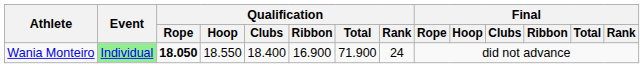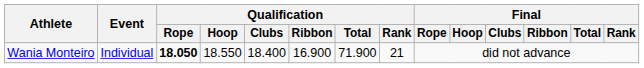(127, 53) lightgreen background -> (127, 53) no background
(397, 53) 24 -> (397, 53) 21
